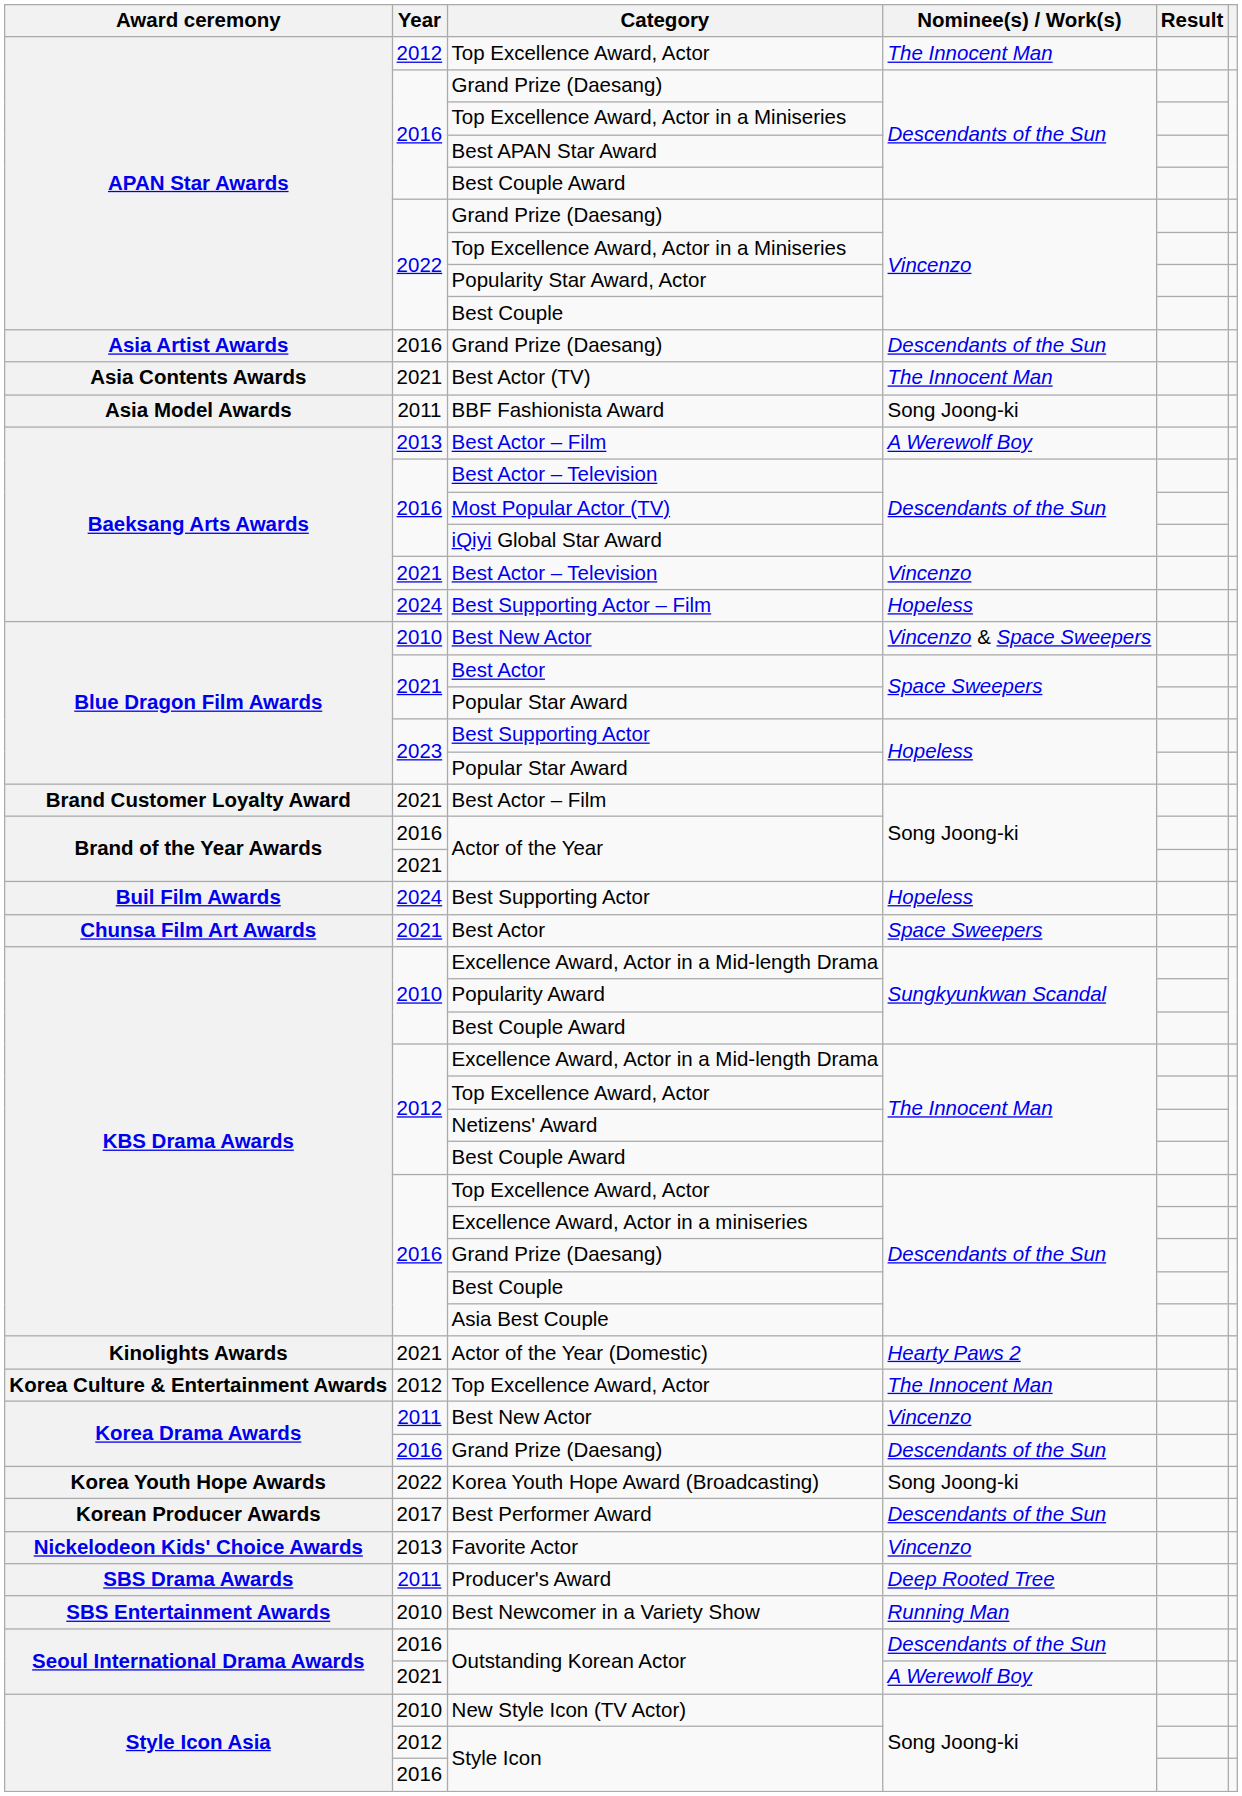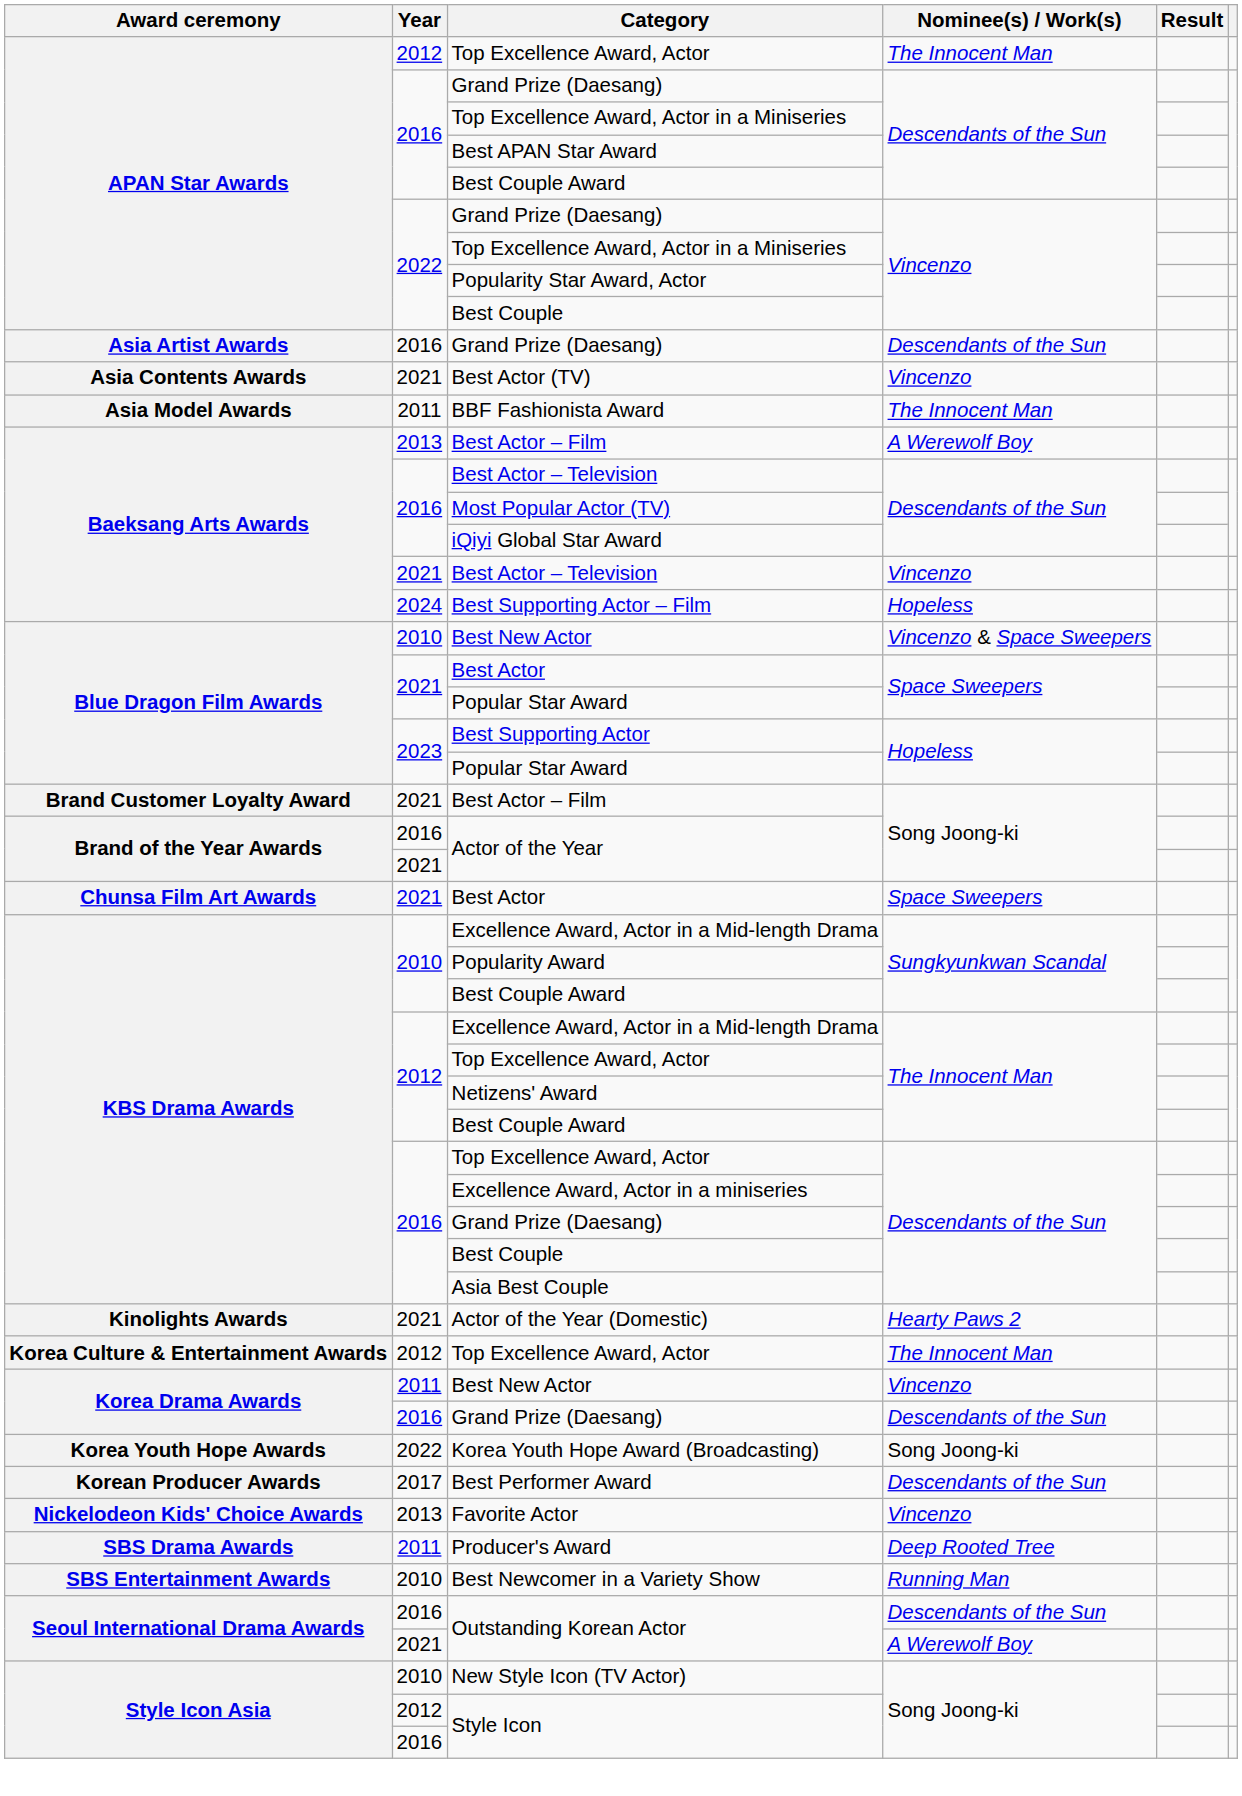(970, 378) The Innocent Man -> (929, 378) Vincenzo
(953, 410) Song Joong-ki -> (970, 410) The Innocent Man
- row: (419, 897)
